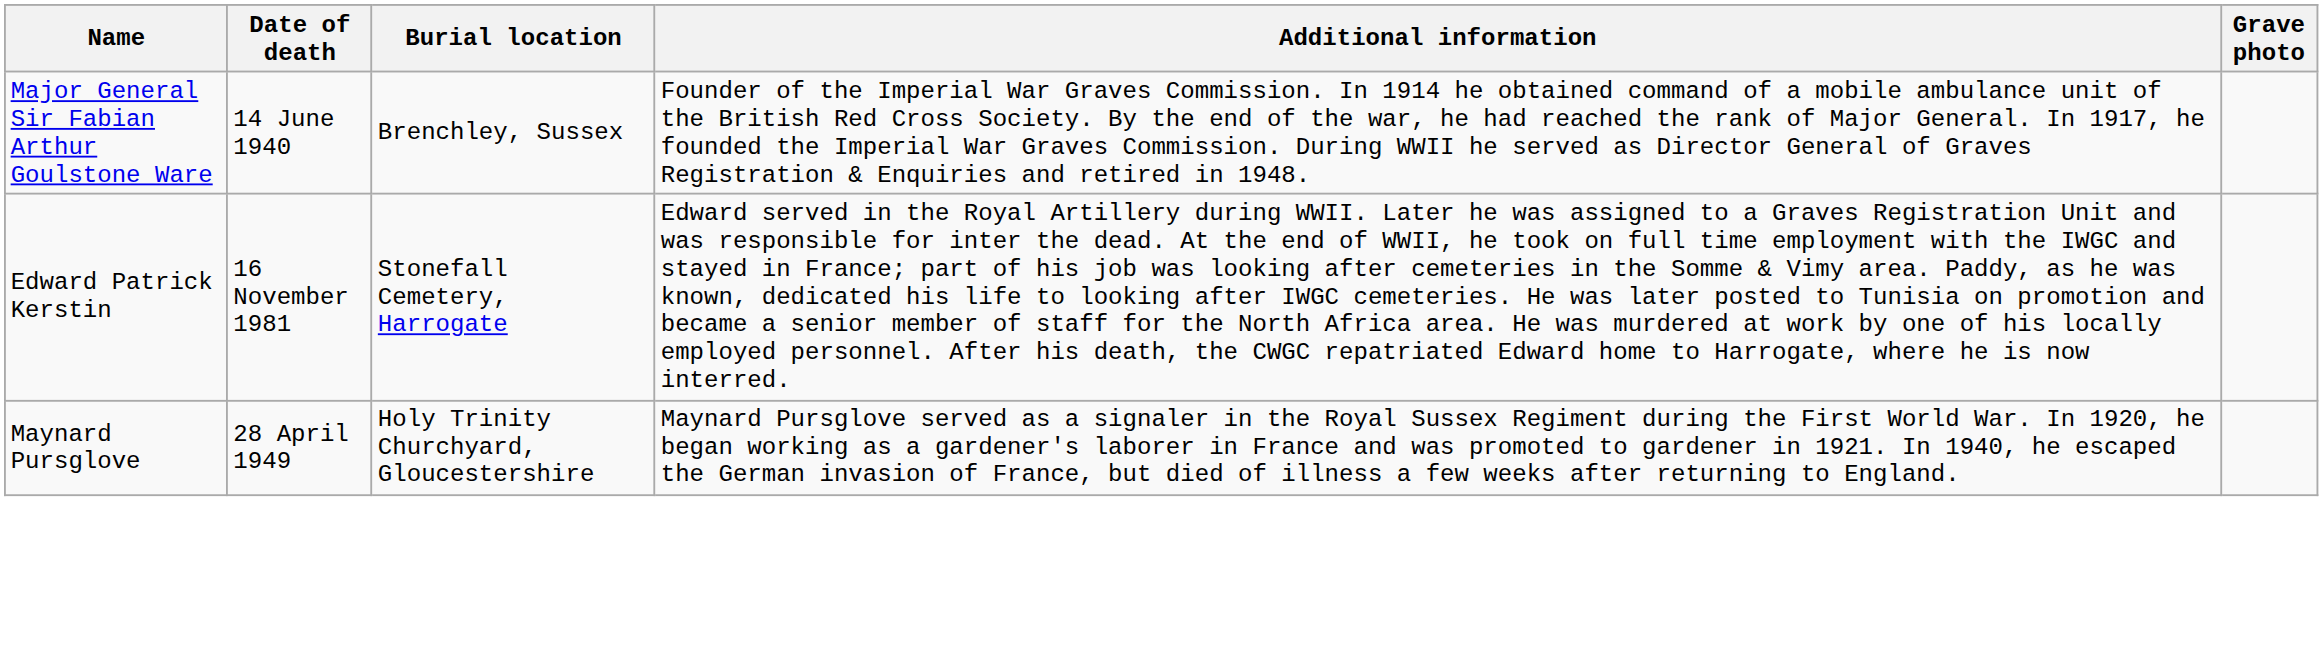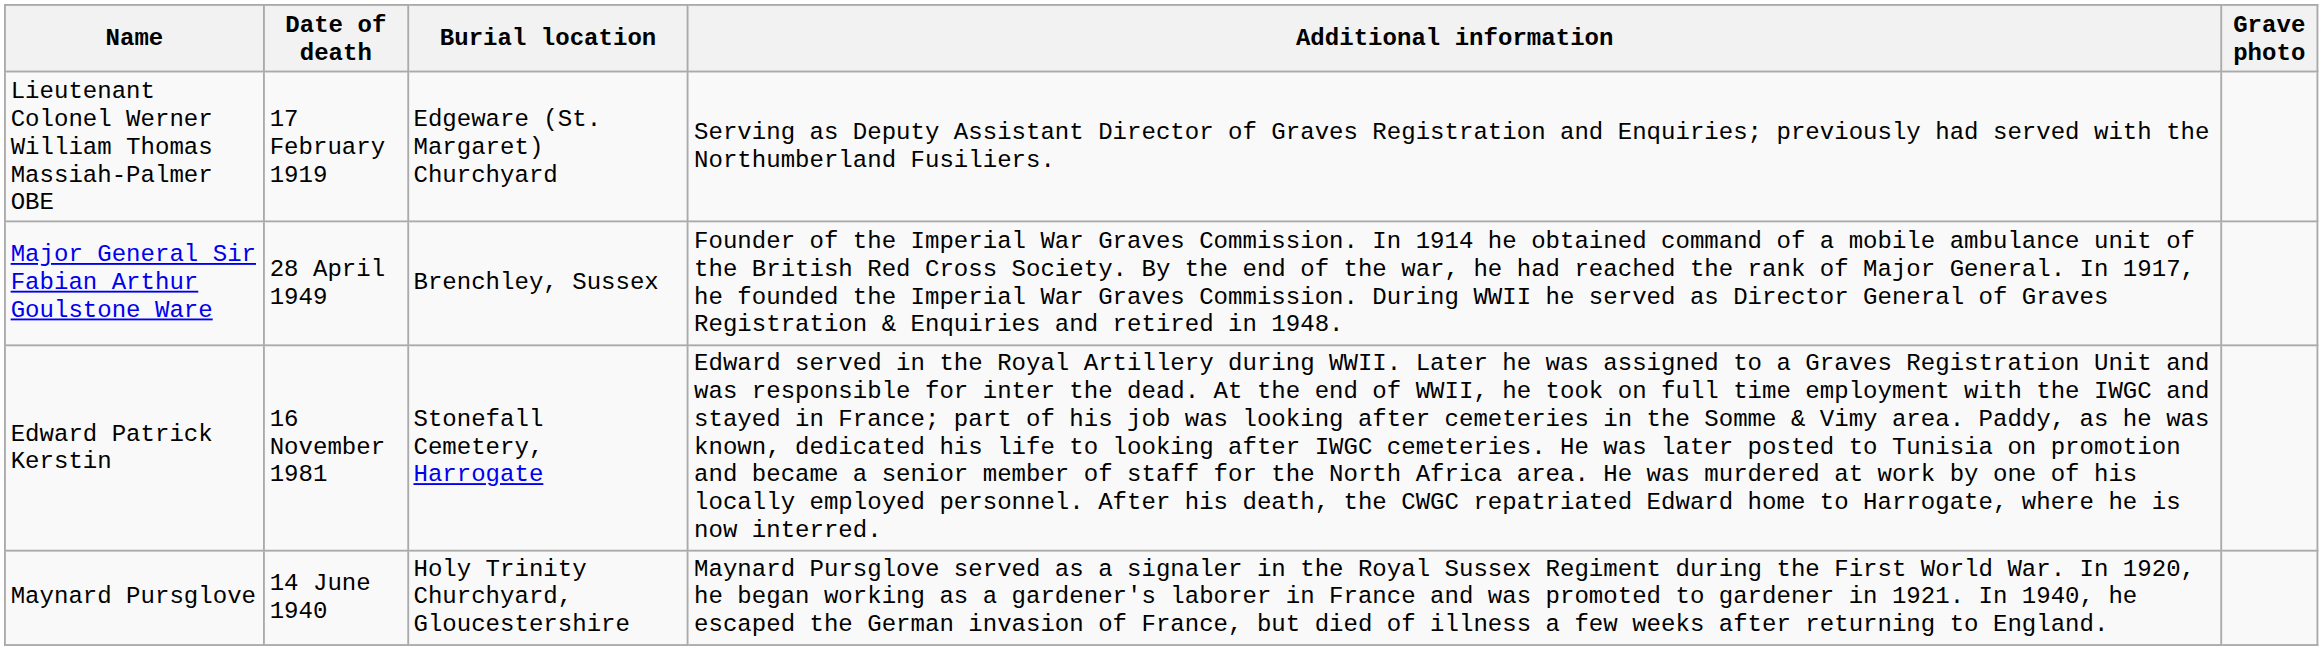+ row: (112, 147)
(284, 133) 14 June 1940 -> (327, 283) 28 April 1949
(291, 447) 28 April 1949 -> (320, 598) 14 June 1940
